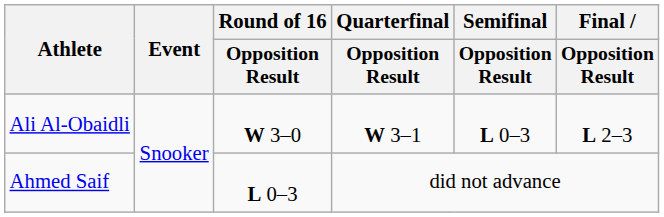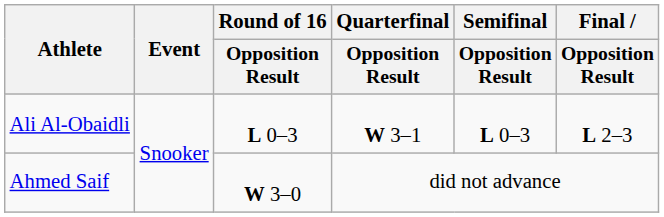(273, 136) W 3–0 -> (273, 136) L 0–3
(273, 194) L 0–3 -> (273, 194) W 3–0
